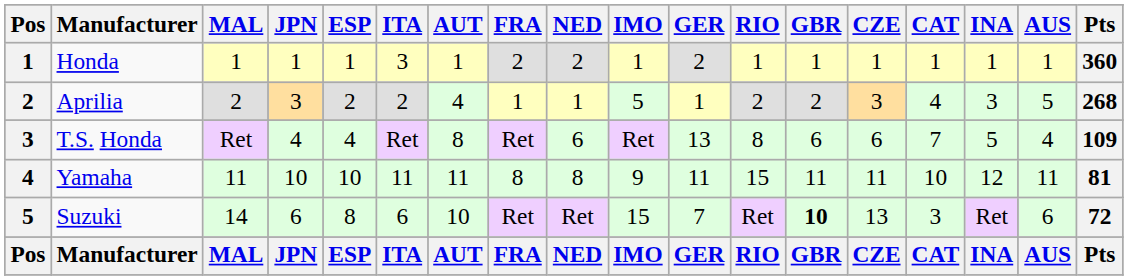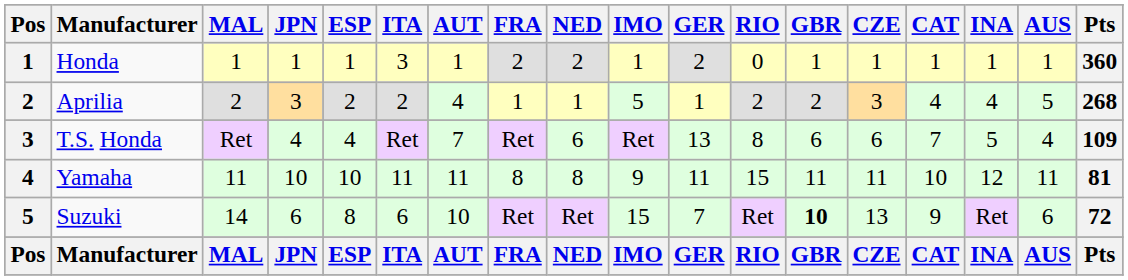(758, 61) 1 -> (758, 61) 0
(992, 100) 3 -> (992, 100) 4
(458, 139) 8 -> (458, 139) 7
(935, 216) 3 -> (935, 216) 9
